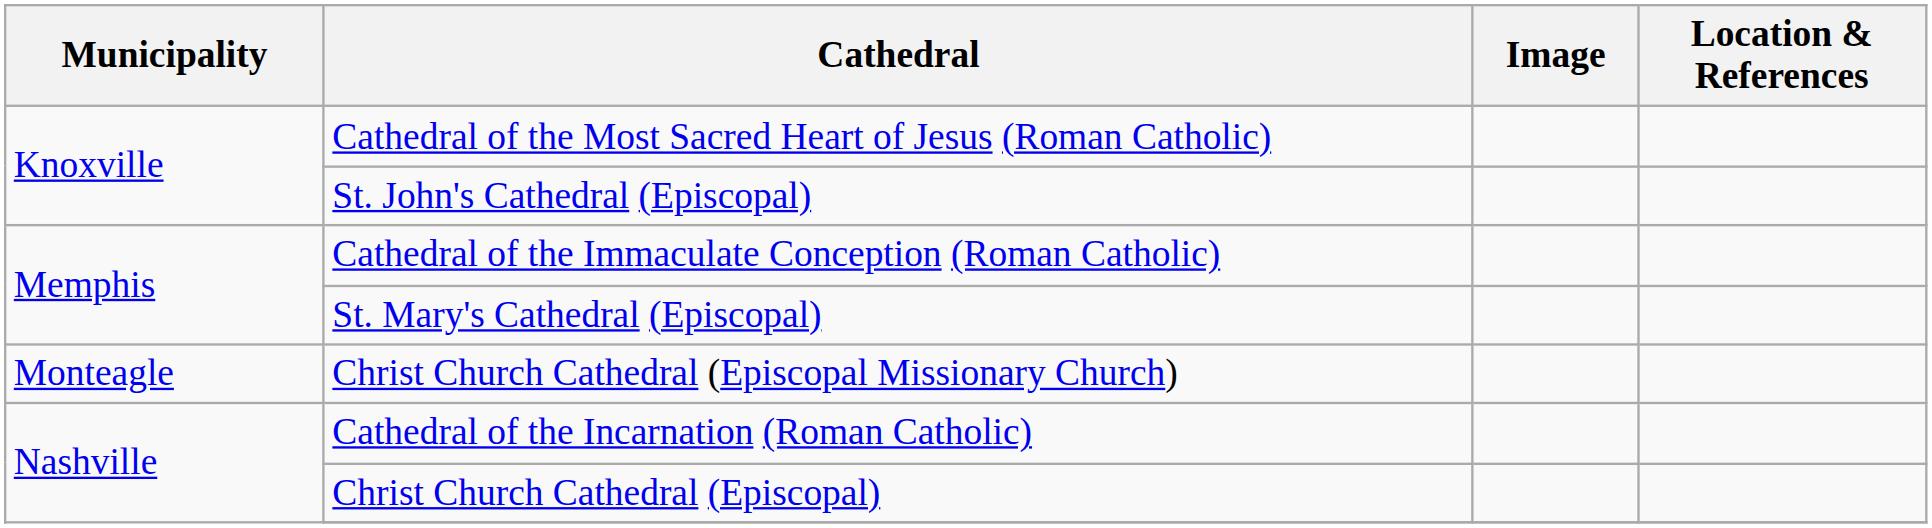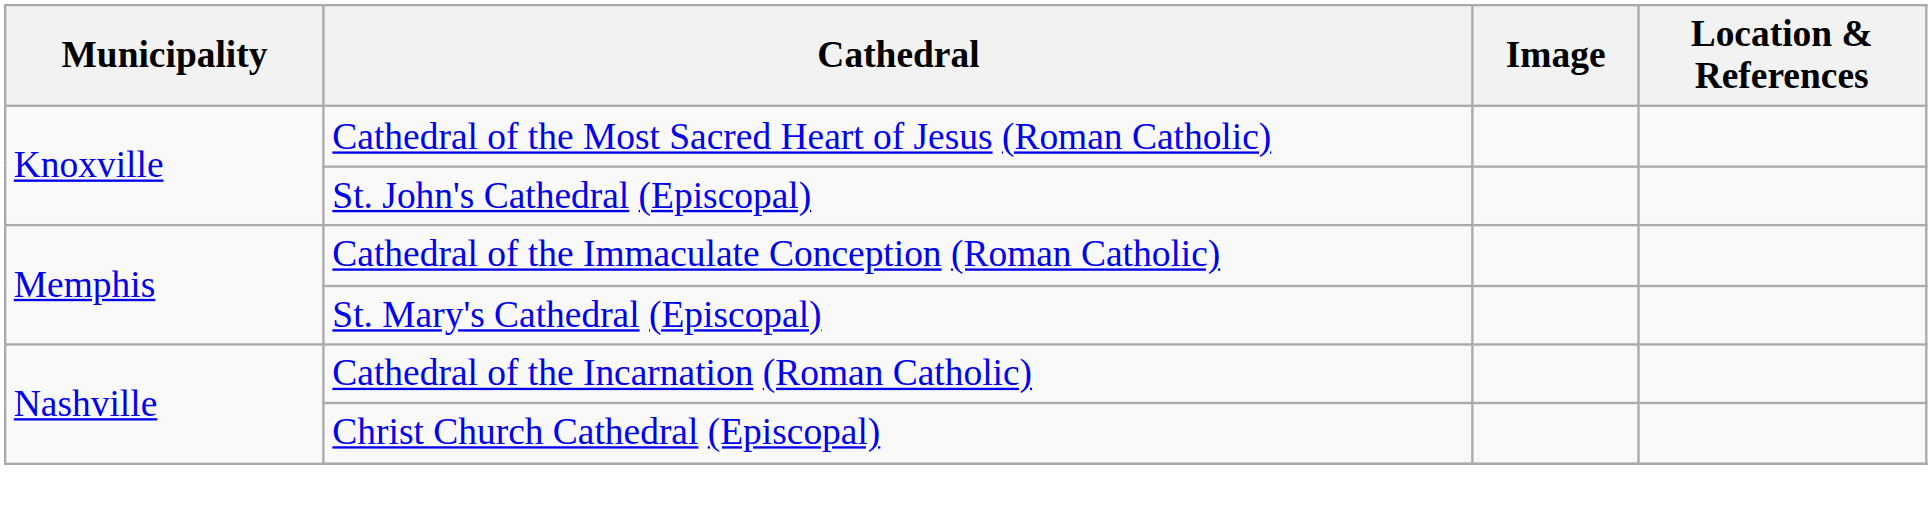- row: (755, 373)
